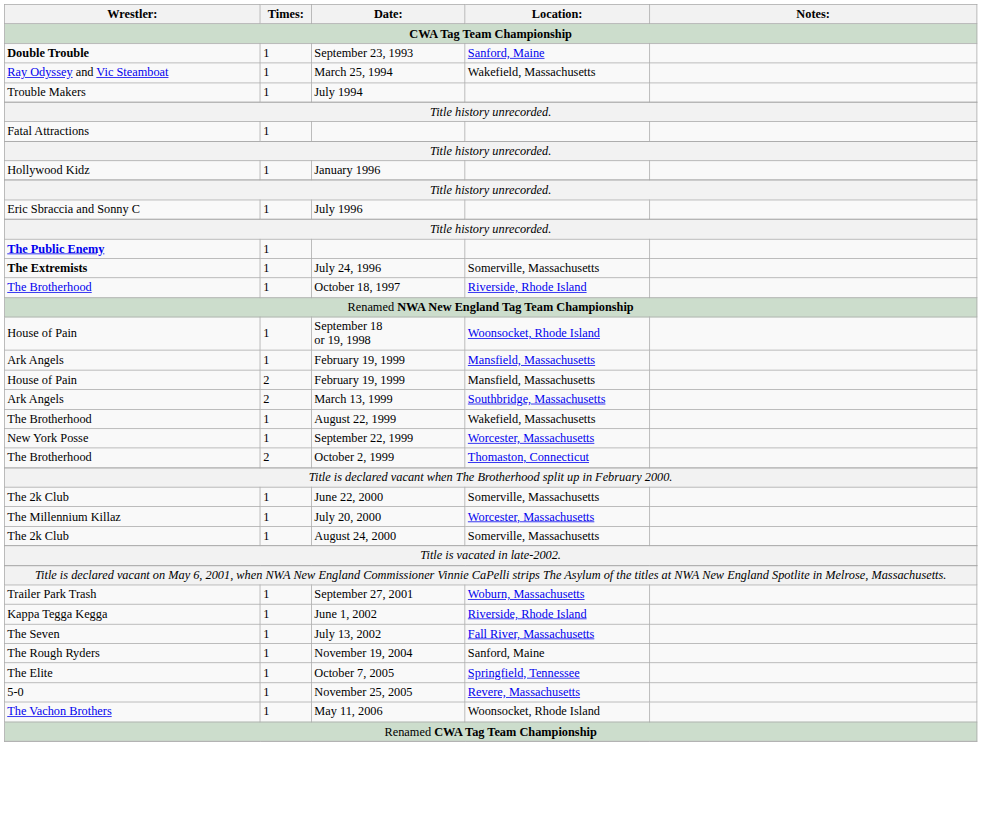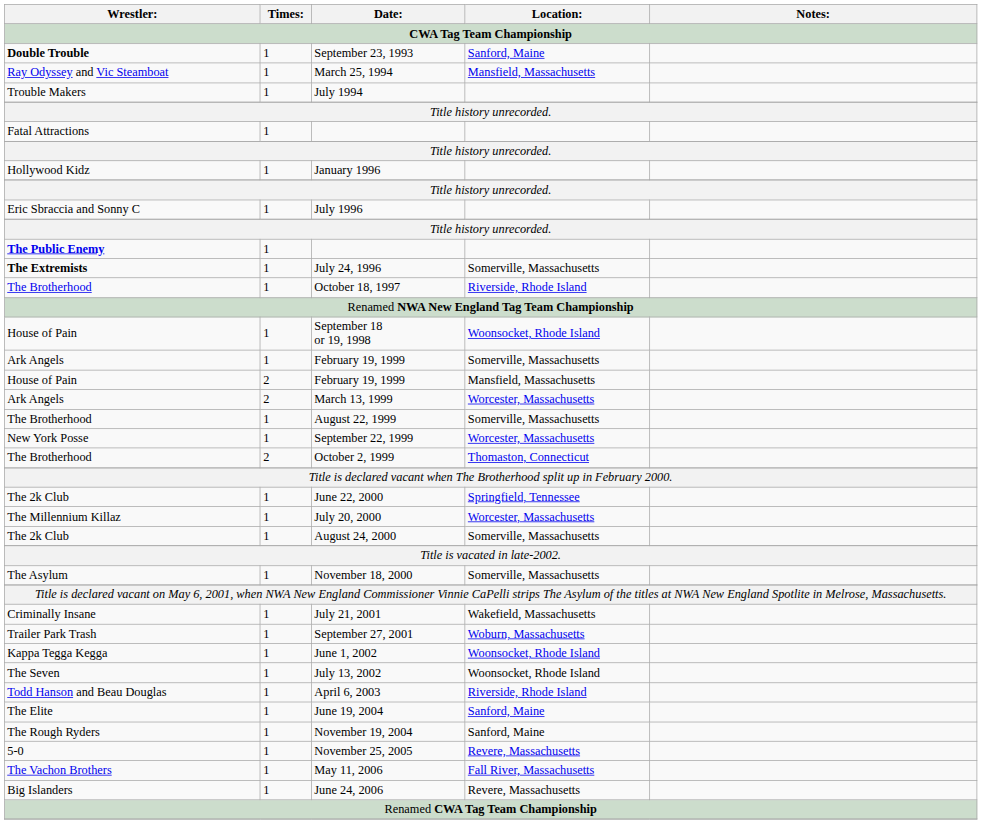(532, 72) Wakefield, Massachusetts -> (532, 72) Mansfield, Massachusetts
(532, 360) Mansfield, Massachusetts -> (534, 360) Somerville, Massachusetts
(537, 399) Southbridge, Massachusetts -> (531, 399) Worcester, Massachusetts
(532, 418) Wakefield, Massachusetts -> (534, 418) Somerville, Massachusetts
(534, 497) Somerville, Massachusetts -> (524, 497) Springfield, Tennessee
+ row: (38, 575)
+ row: (52, 614)
(527, 614) Riverside, Rhode Island -> (534, 653) Woonsocket, Rhode Island
(531, 633) Fall River, Massachusetts -> (534, 672) Woonsocket, Rhode Island
+ row: (87, 692)
+ row: (30, 711)
- row: (30, 672)
(534, 711) Woonsocket, Rhode Island -> (531, 770) Fall River, Massachusetts
+ row: (40, 790)
